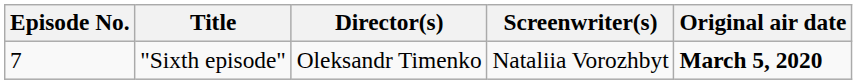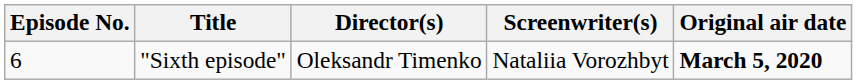(16, 60) 7 -> (16, 60) 6
